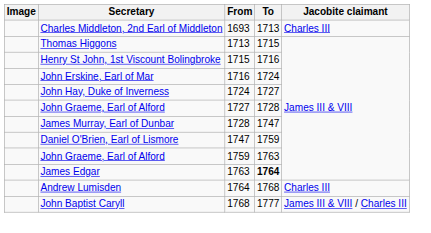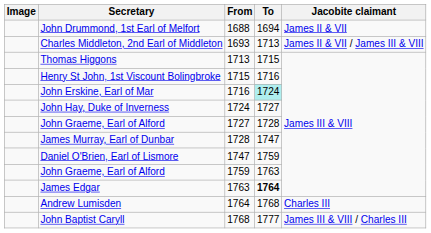+ row: (120, 28)
(307, 28) Charles III -> (354, 44) James II & VII / James III & VIII
(268, 76) no background -> (268, 92) paleturquoise background
